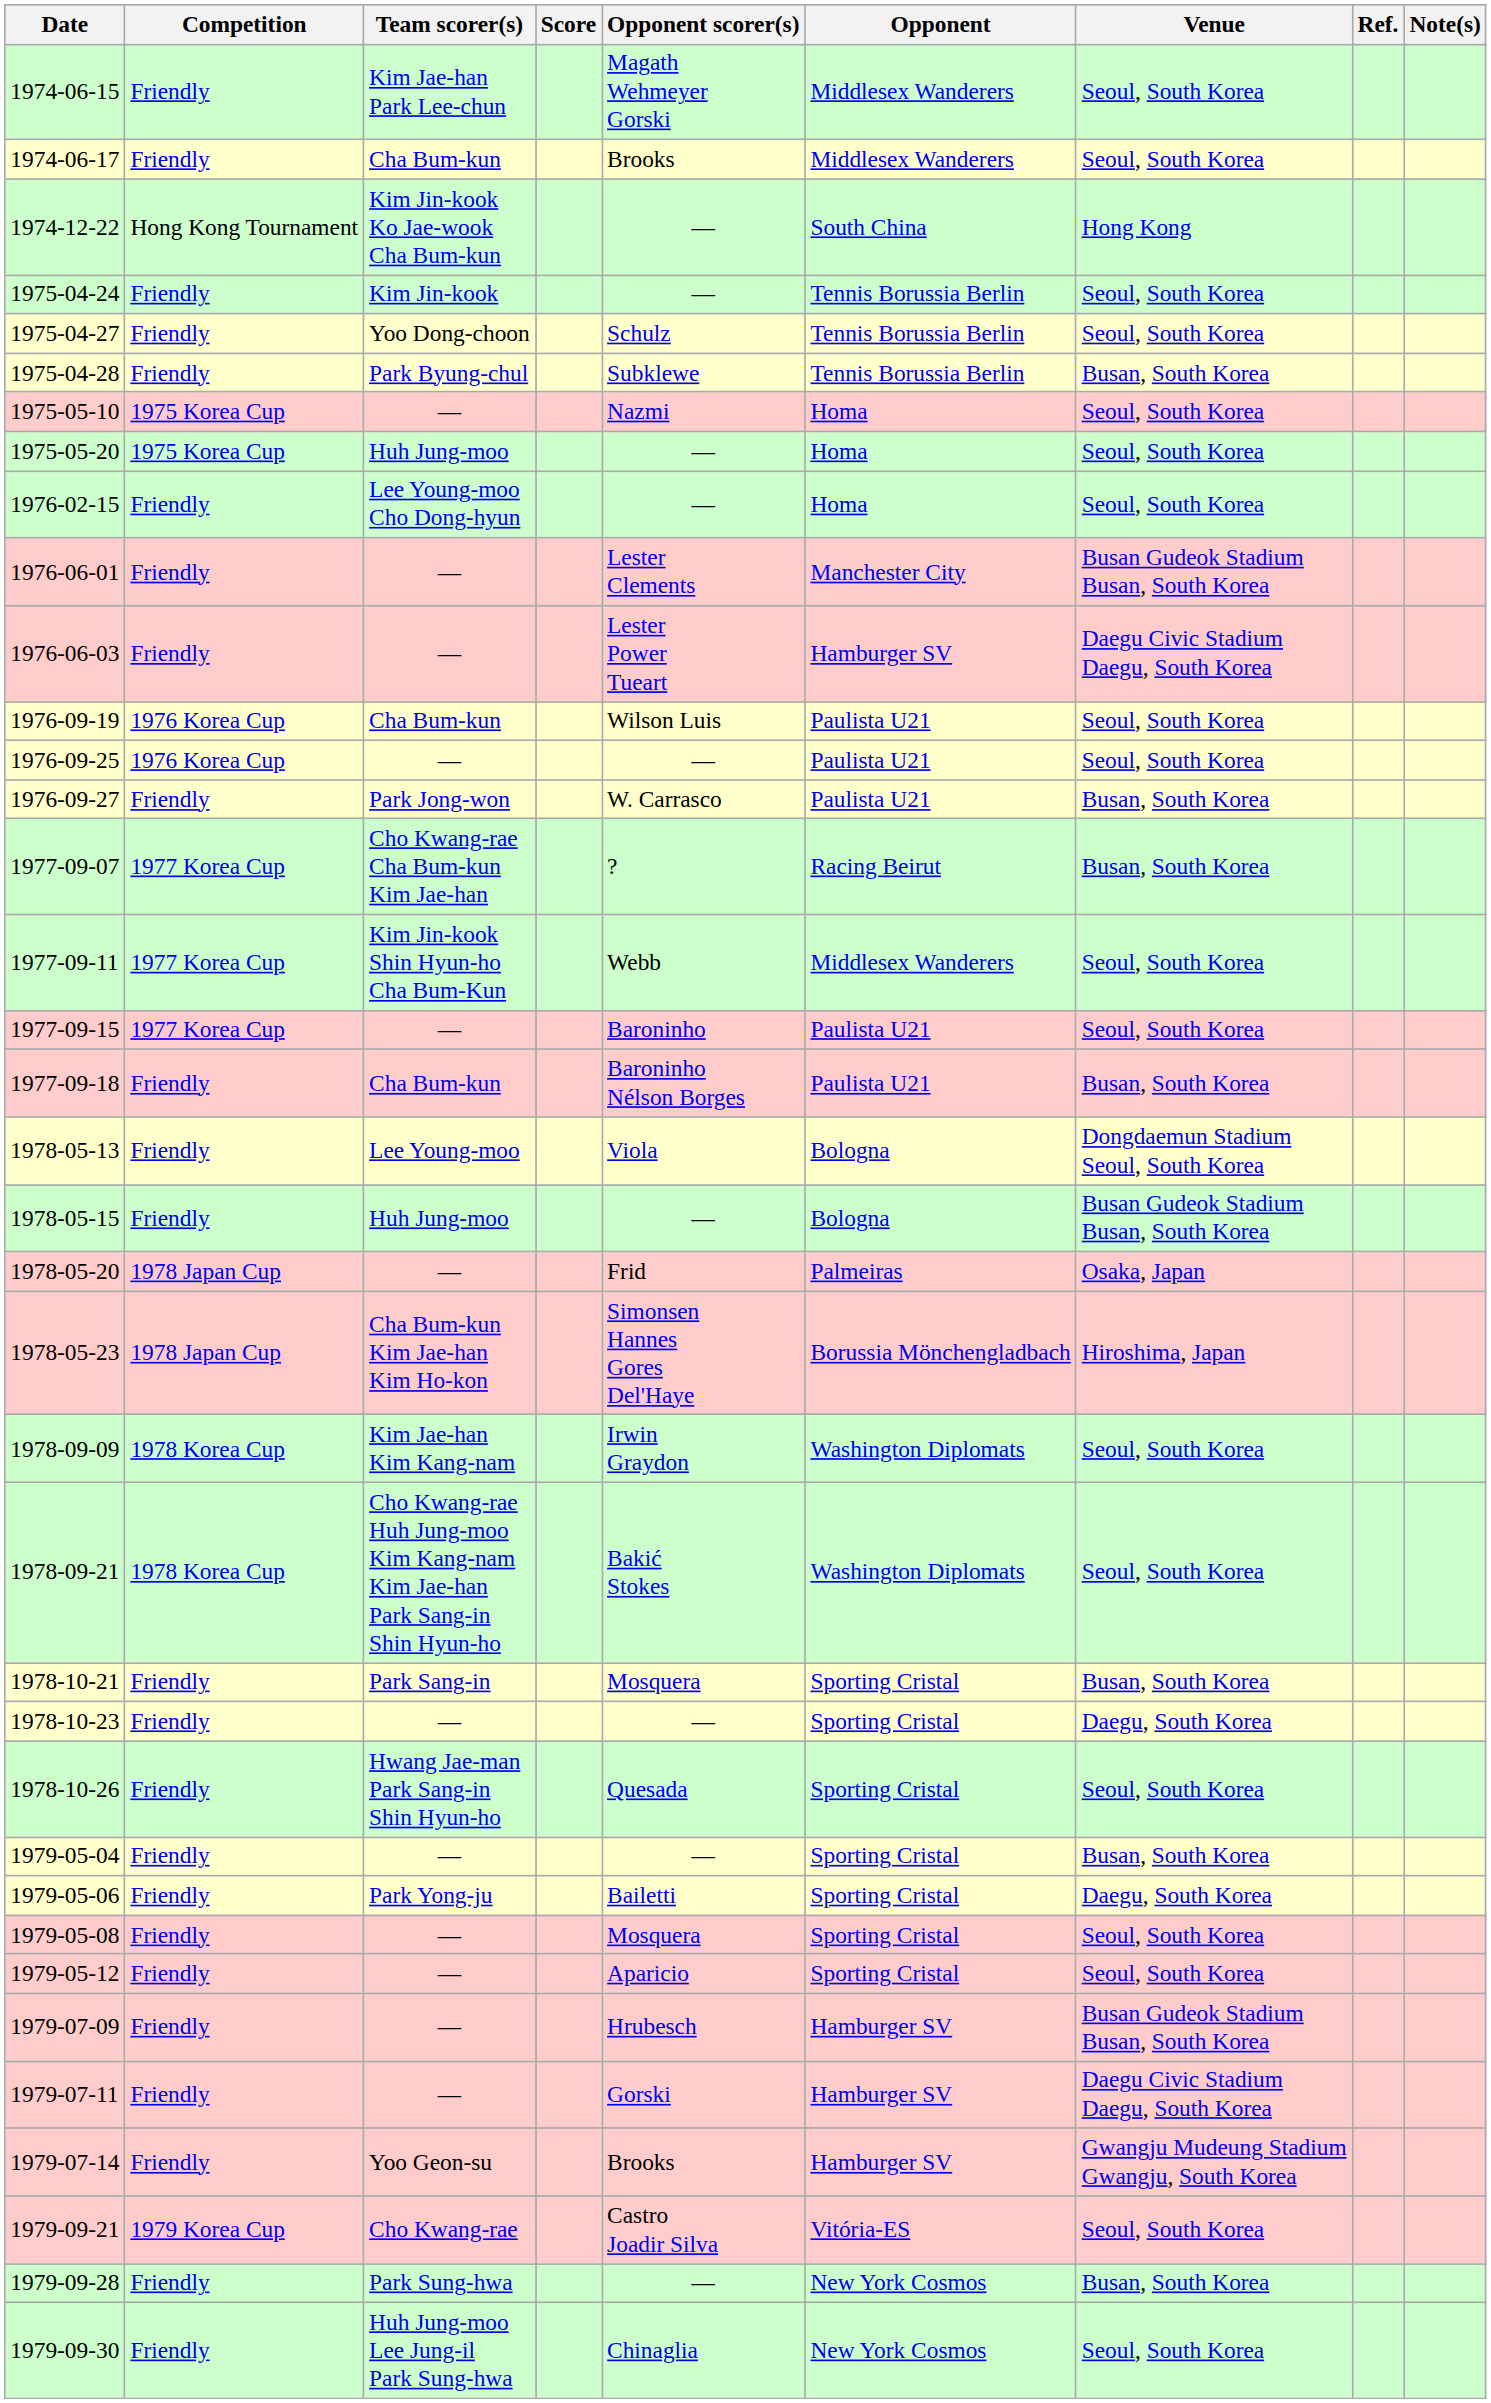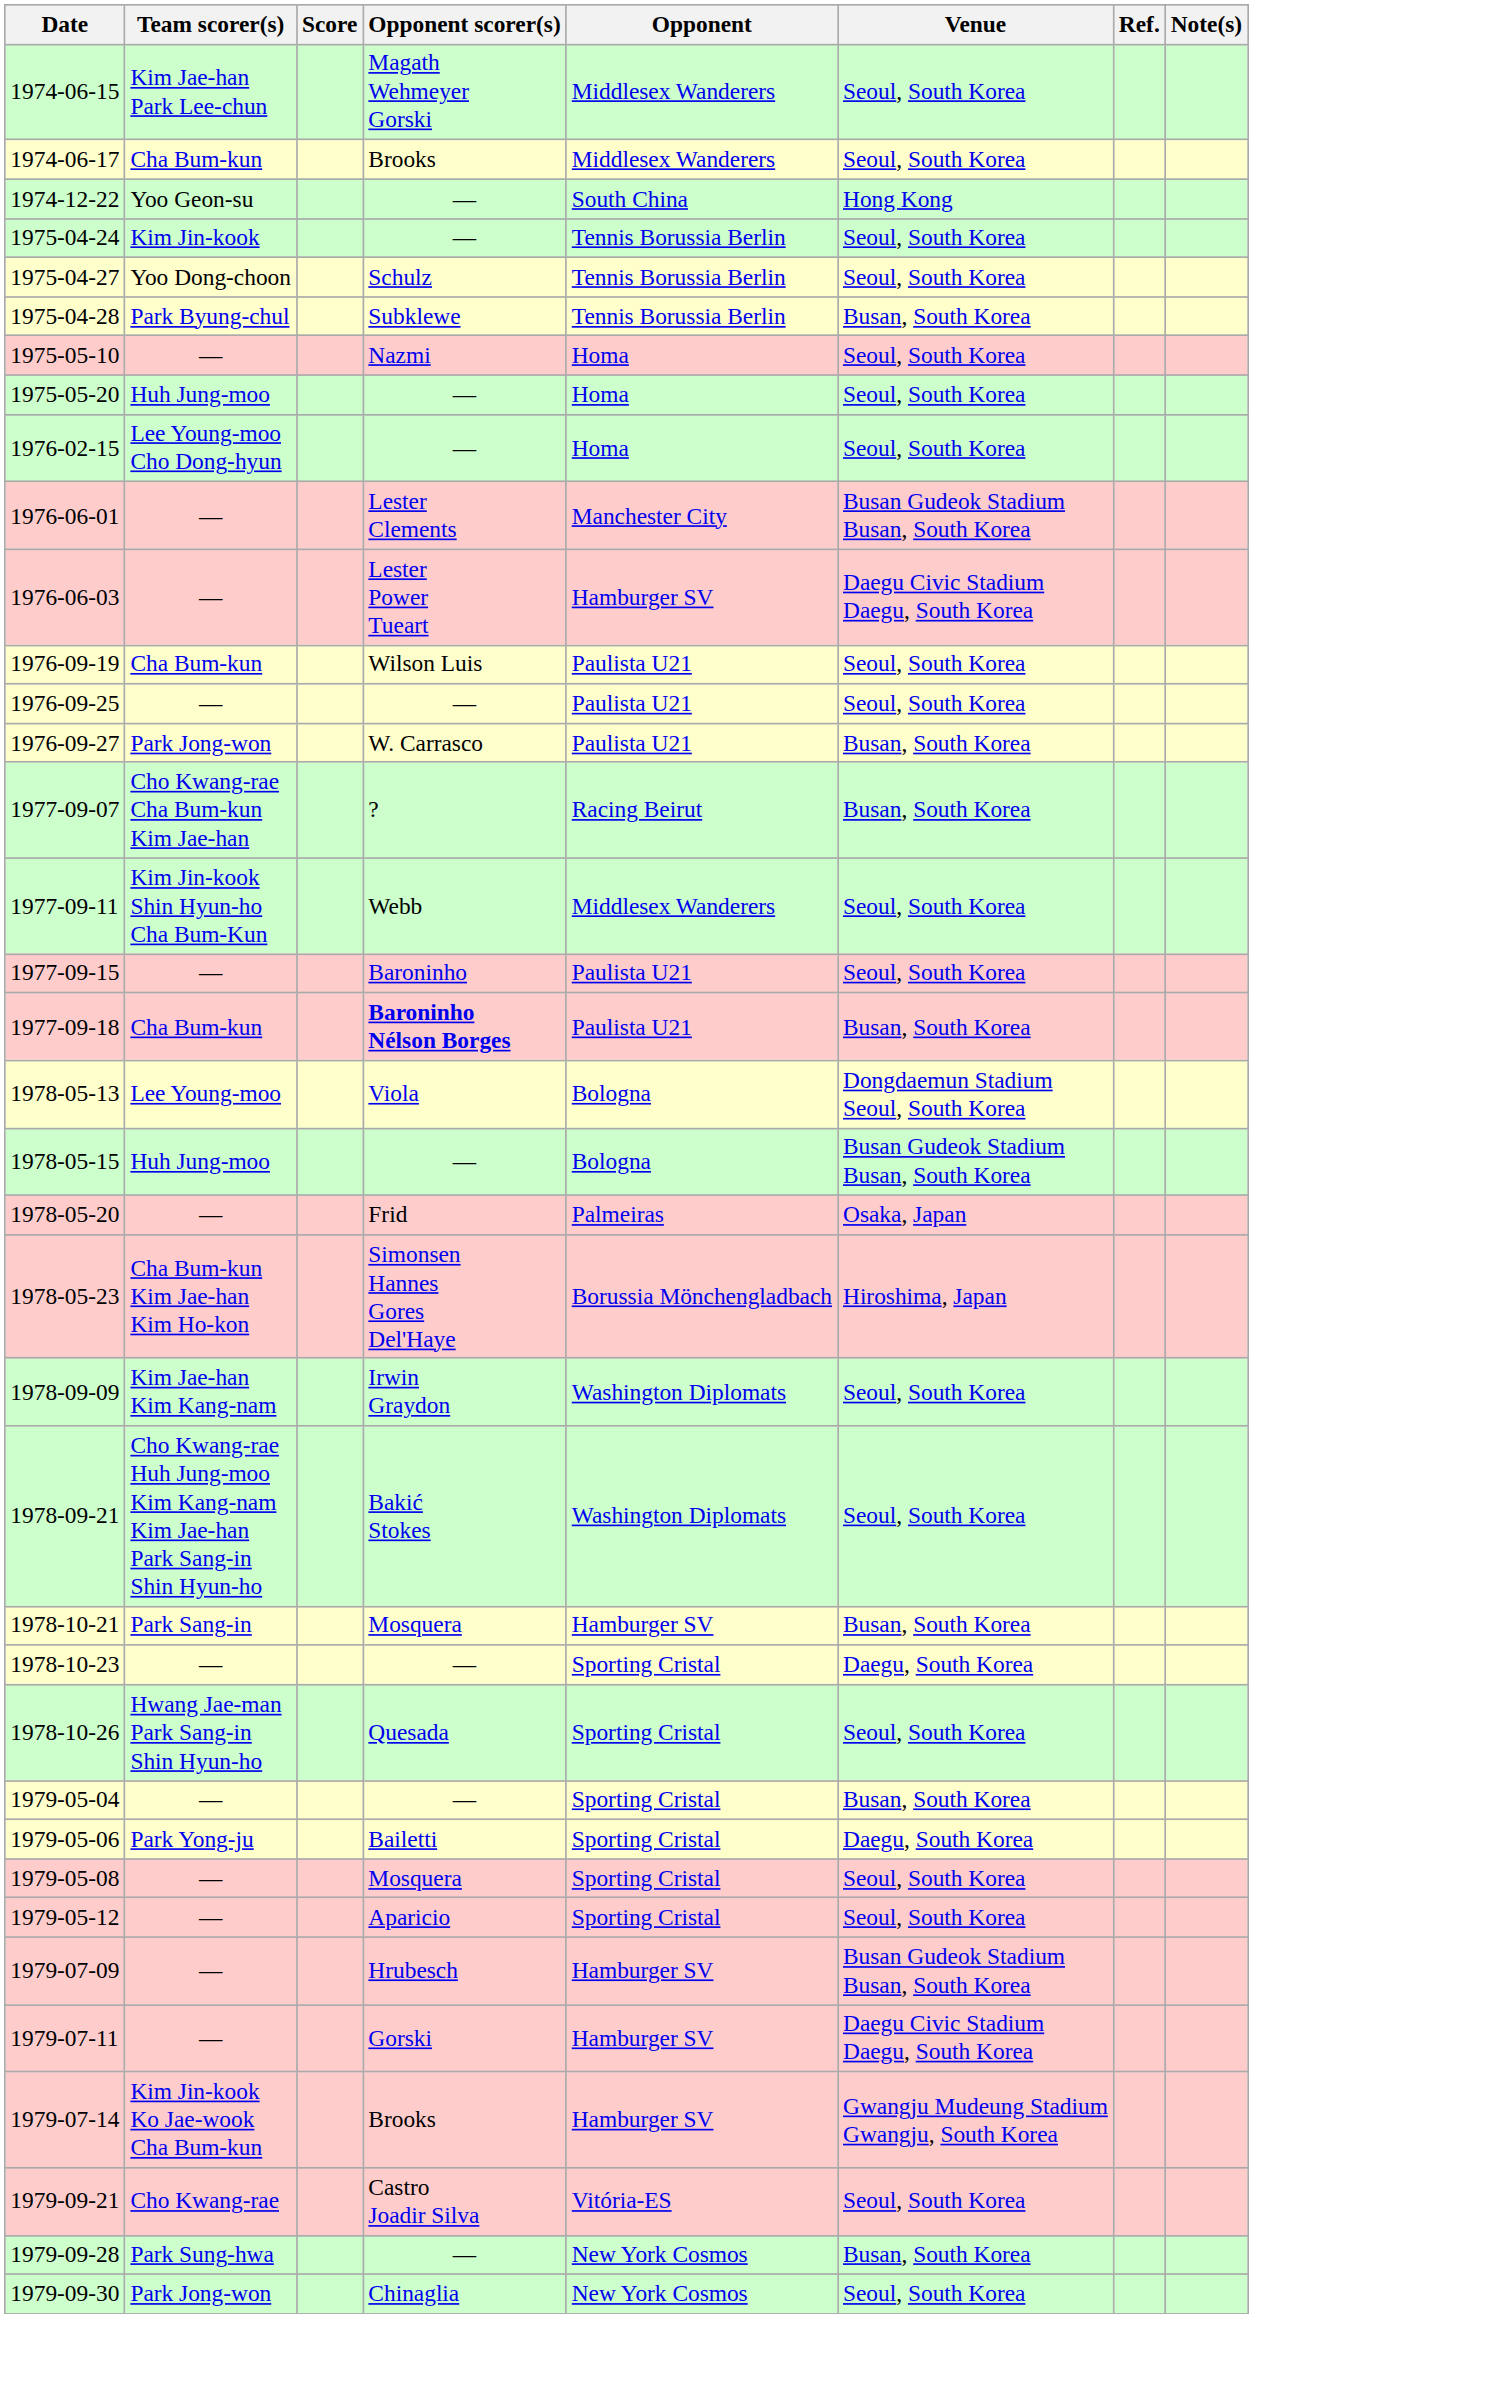- column: (244, 24)
(435, 226) Kim Jin-kook Ko Jae-wook Cha Bum-kun -> (192, 198) Yoo Geon-su
(676, 1082) normal -> (439, 1026) bold
(885, 1681) Sporting Cristal -> (643, 1625) Hamburger SV
(431, 2161) Yoo Geon-su -> (196, 2119) Kim Jin-kook Ko Jae-wook Cha Bum-kun
(441, 2350) Huh Jung-moo Lee Jung-il Park Sung-hwa -> (201, 2293) Park Jong-won
